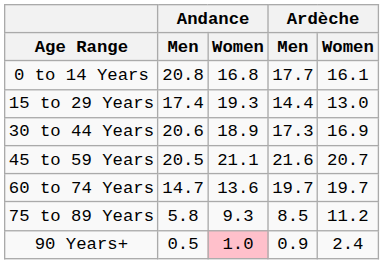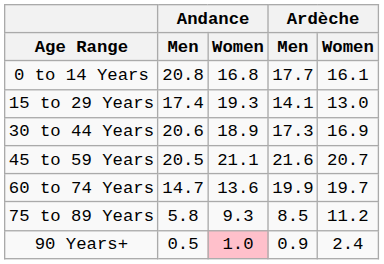(293, 103) 14.4 -> (293, 103) 14.1
(293, 188) 19.7 -> (293, 188) 19.9
